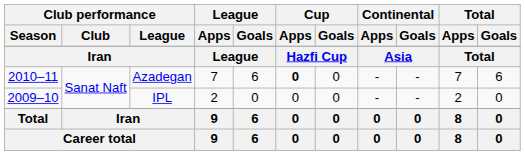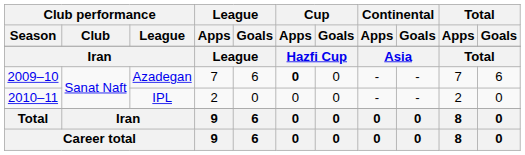(33, 77) 2010–11 -> (33, 77) 2009–10
(33, 98) 2009–10 -> (33, 98) 2010–11
